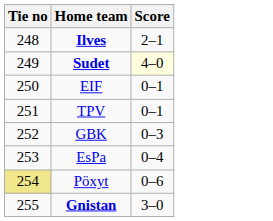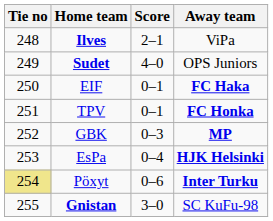+ column: (220, 16)
(152, 63) lightyellow background -> (152, 63) no background
